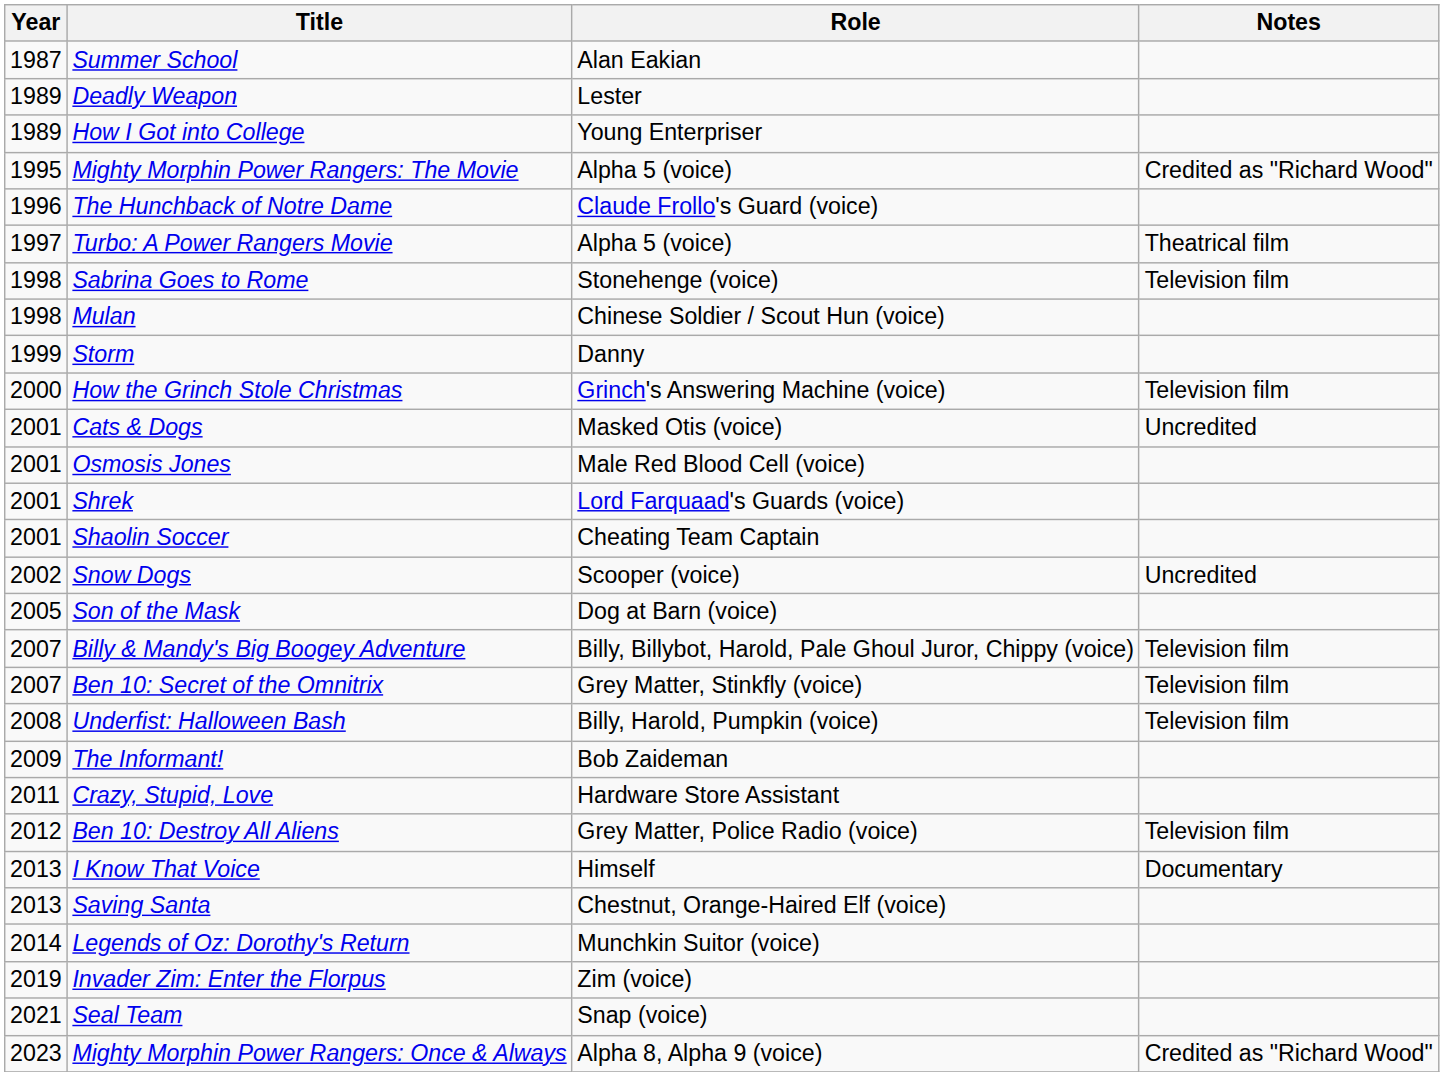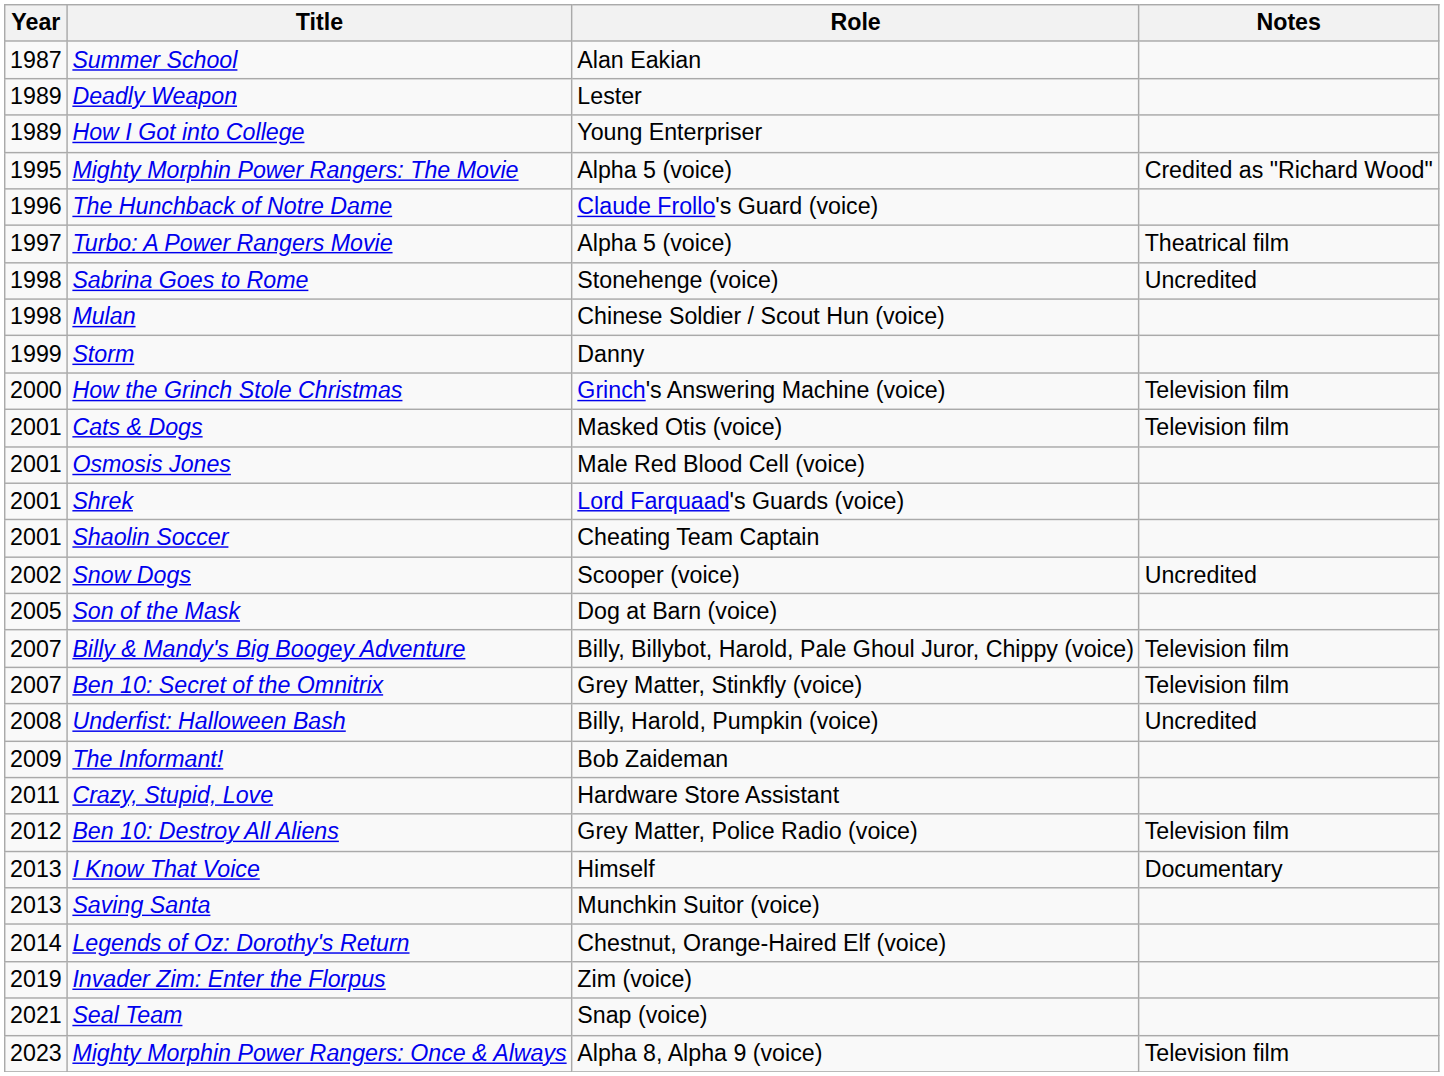(1217, 280) Television film -> (1201, 280) Uncredited
(1201, 427) Uncredited -> (1217, 427) Television film
(1217, 721) Television film -> (1201, 721) Uncredited
(762, 905) Chestnut, Orange-Haired Elf (voice) -> (699, 905) Munchkin Suitor (voice)
(699, 942) Munchkin Suitor (voice) -> (762, 942) Chestnut, Orange-Haired Elf (voice)
(1289, 1053) Credited as "Richard Wood" -> (1217, 1053) Television film
